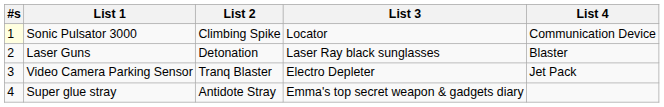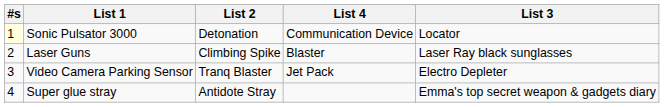columns swapped: (405, 14) <-> (593, 14)
(240, 33) Climbing Spike -> (228, 33) Detonation
(228, 53) Detonation -> (240, 53) Climbing Spike
